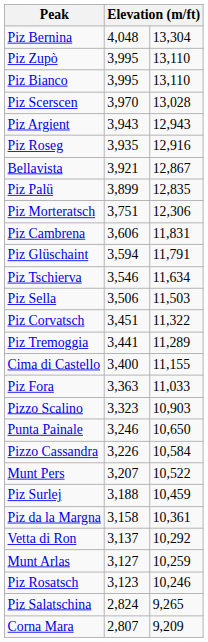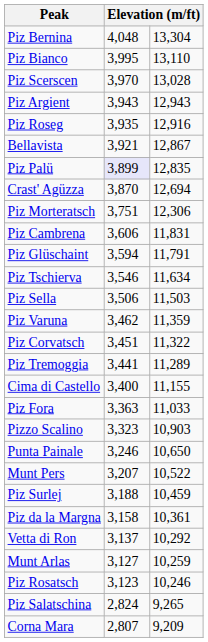- row: (33, 59)
(123, 189) no background -> (123, 168) lavender background
+ row: (46, 189)
+ row: (37, 320)
- row: (53, 451)
